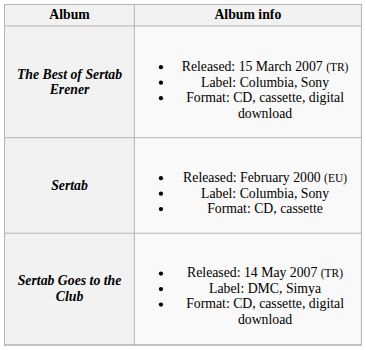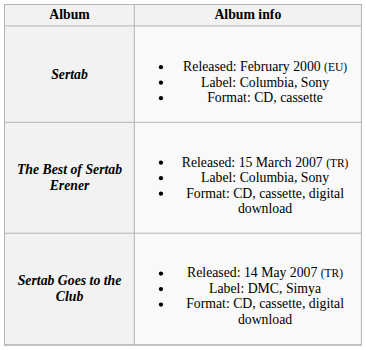rows swapped: (70, 185) <-> (70, 81)
